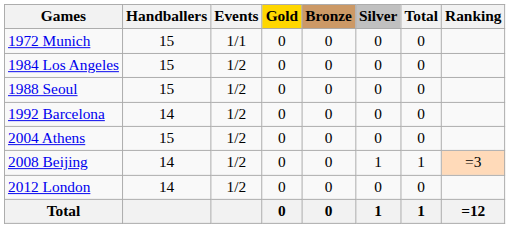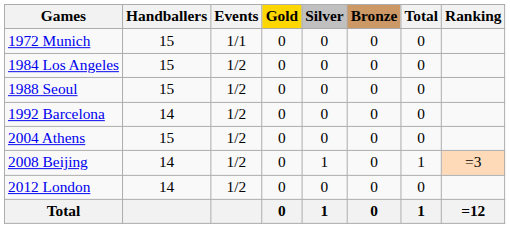columns swapped: (378, 16) <-> (329, 16)
